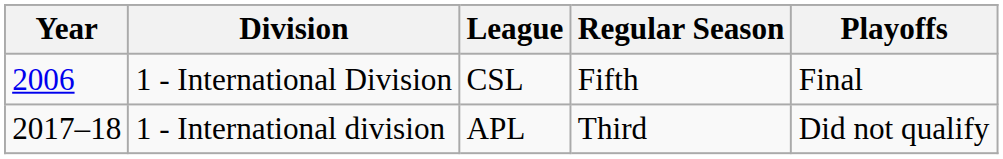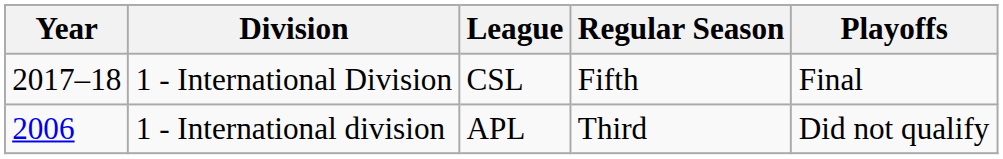(43, 78) 2006 -> (67, 78) 2017–18
(67, 128) 2017–18 -> (43, 128) 2006
